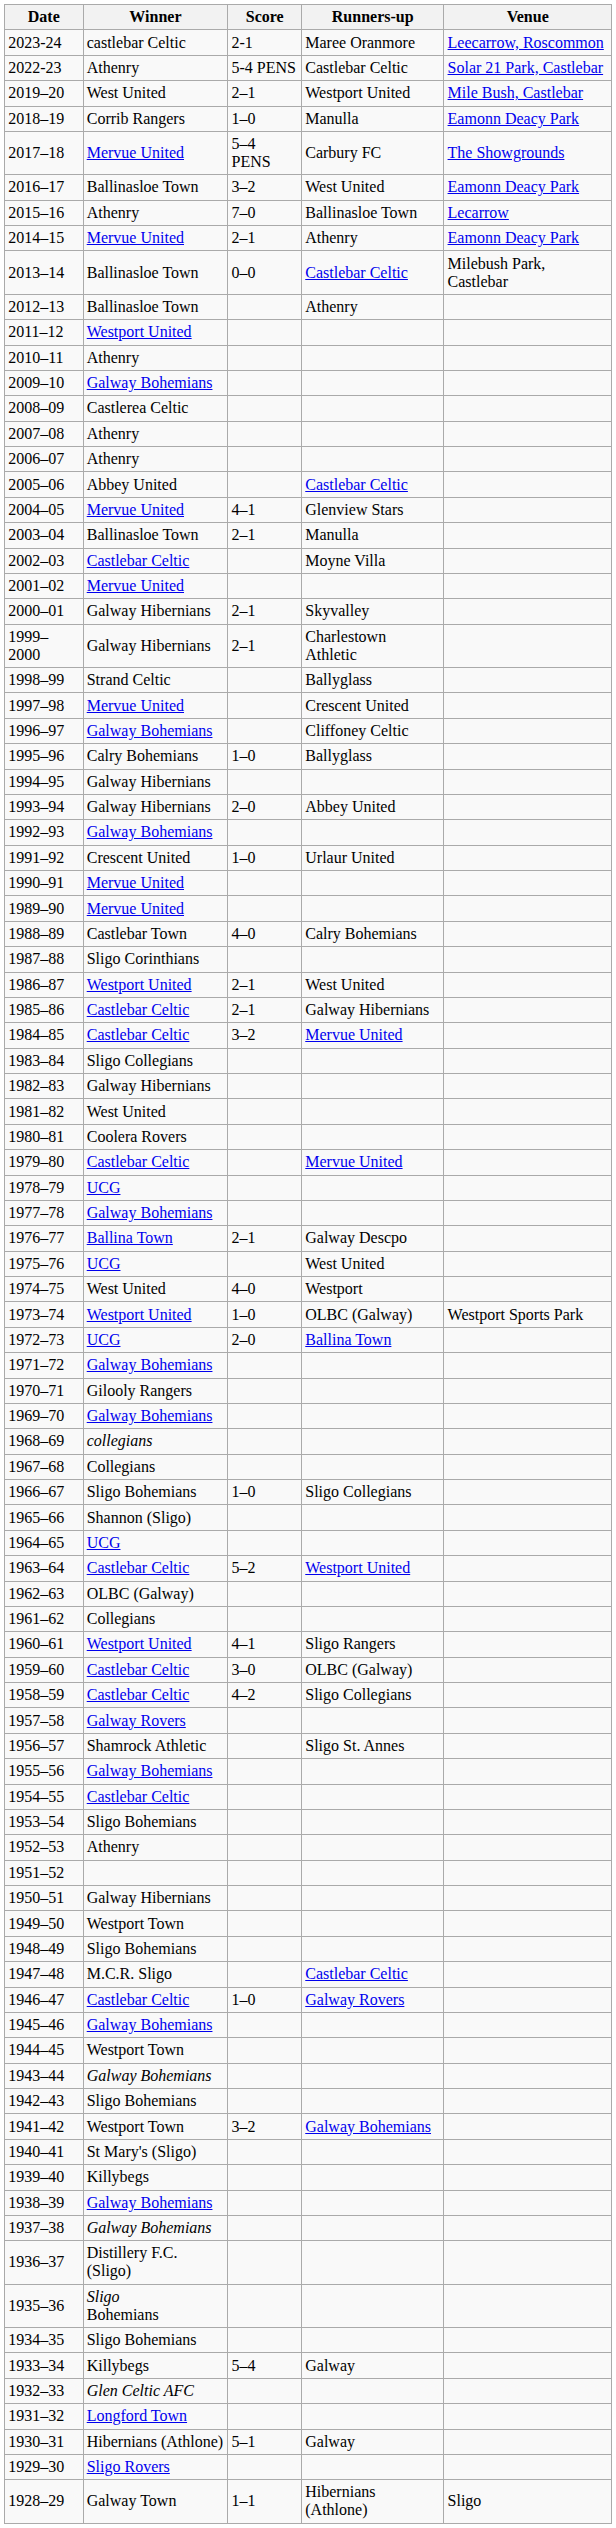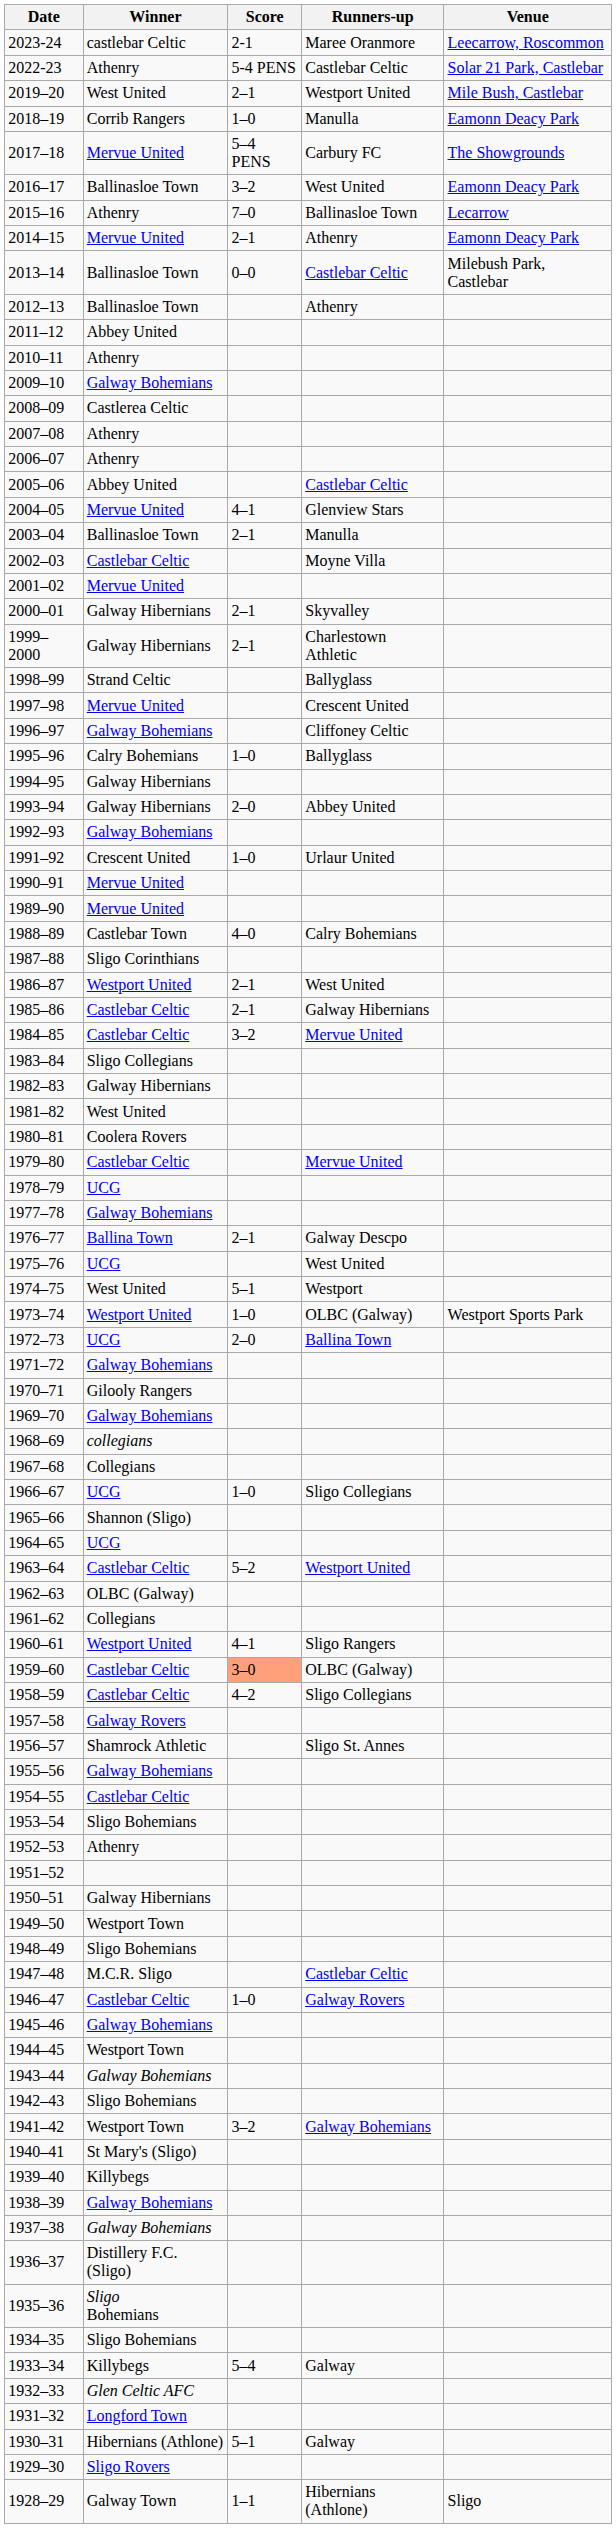(139, 332) Westport United -> (132, 332) Abbey United
(244, 1289) 4–0 -> (244, 1289) 5–1
(142, 1492) Sligo Bohemians -> (104, 1492) UCG
(244, 1669) no background -> (244, 1669) lightsalmon background
